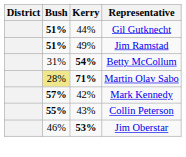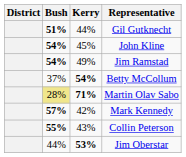+ row: (142, 45)
(56, 45) 51% -> (56, 62) 54%
(56, 62) 31% -> (56, 78) 37%
(56, 128) 46% -> (56, 144) 44%
